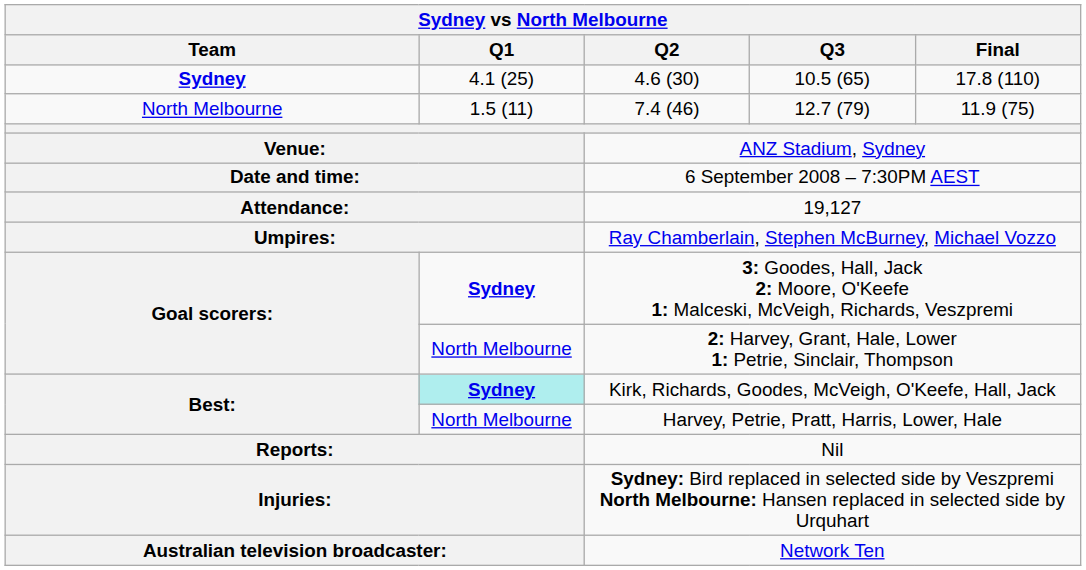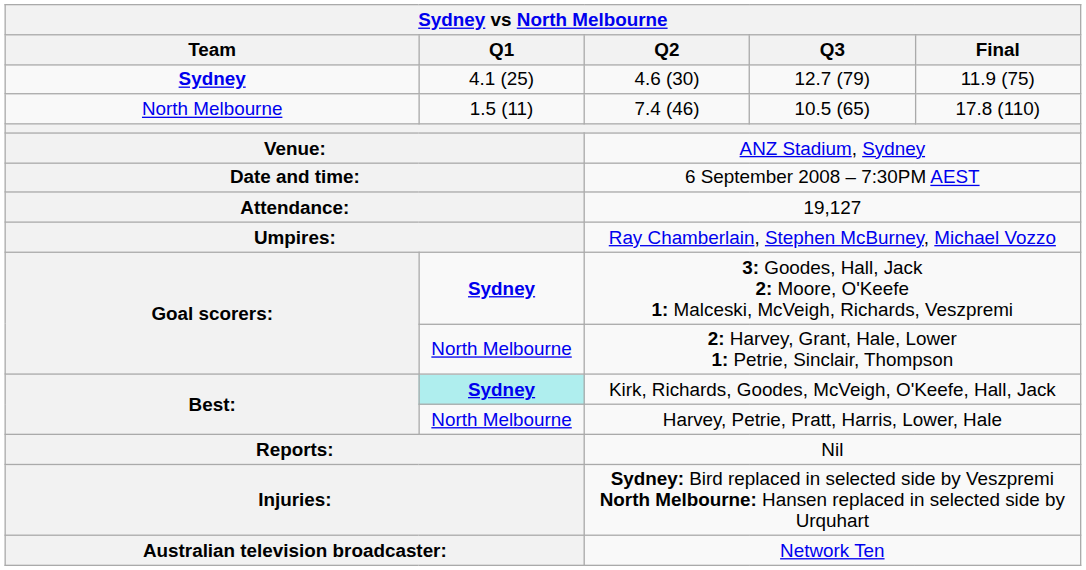(832, 80) 10.5 (65) -> (832, 80) 12.7 (79)
(998, 80) 17.8 (110) -> (998, 80) 11.9 (75)
(832, 109) 12.7 (79) -> (832, 109) 10.5 (65)
(998, 109) 11.9 (75) -> (998, 109) 17.8 (110)
